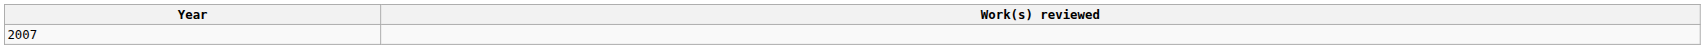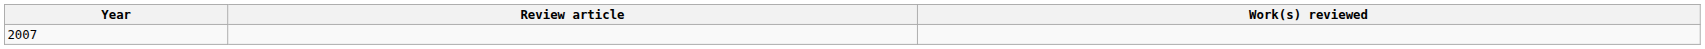+ column: (572, 15)
